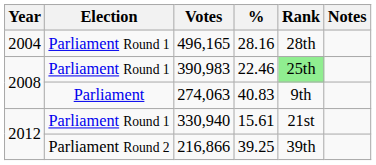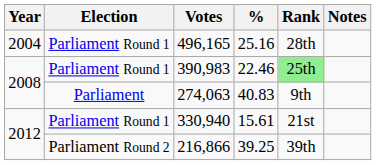(256, 43) 28.16 -> (256, 43) 25.16
